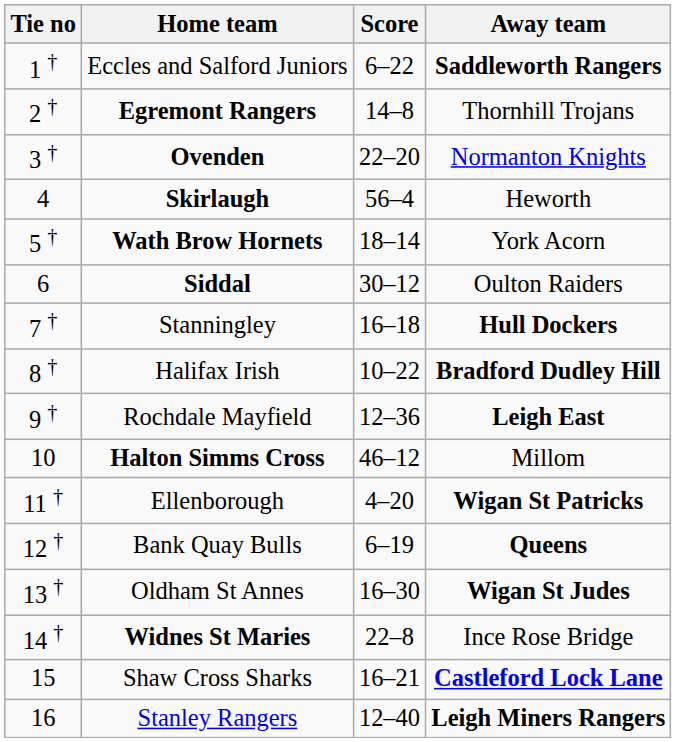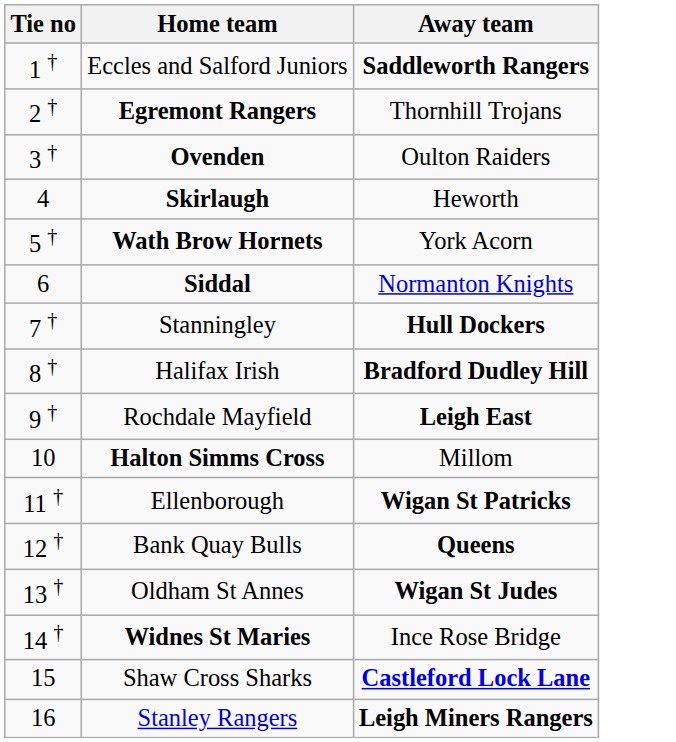- column: (389, 23)
(548, 156) Normanton Knights -> (476, 156) Oulton Raiders
(548, 283) Oulton Raiders -> (476, 283) Normanton Knights
